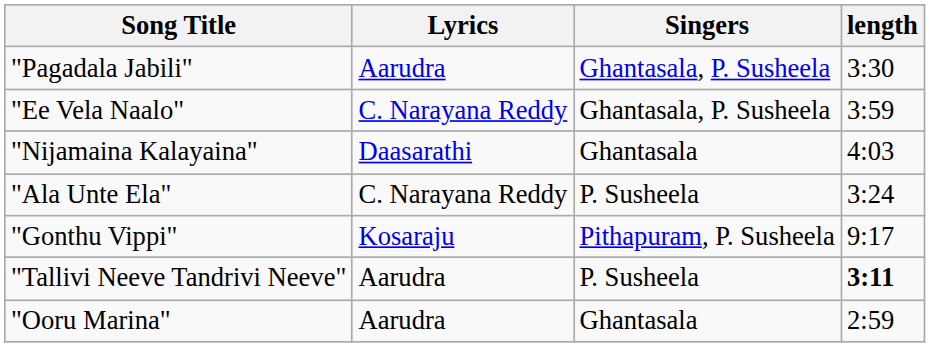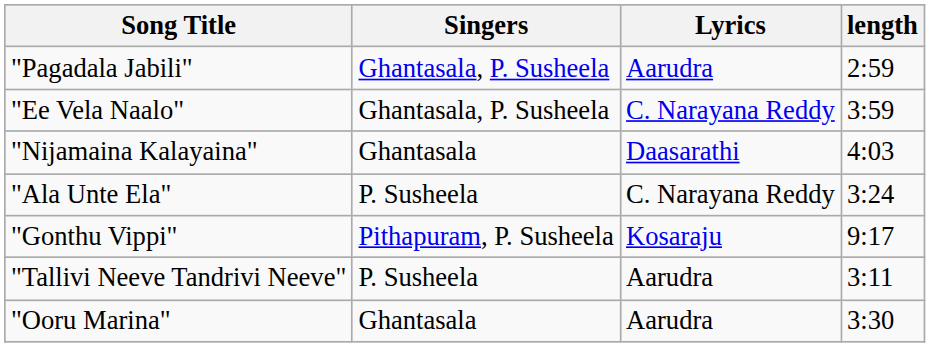columns swapped: (463, 25) <-> (707, 25)
(871, 67) 3:30 -> (871, 67) 2:59
(871, 278) bold -> (870, 278) normal
(871, 320) 2:59 -> (871, 320) 3:30
